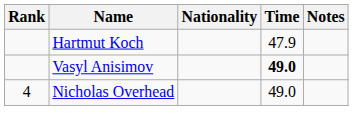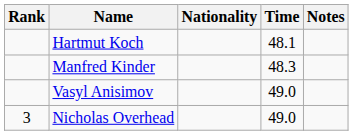(282, 42) 47.9 -> (282, 42) 48.1
+ row: (104, 67)
(282, 67) bold -> (282, 92) normal
(27, 92) 4 -> (27, 117) 3
